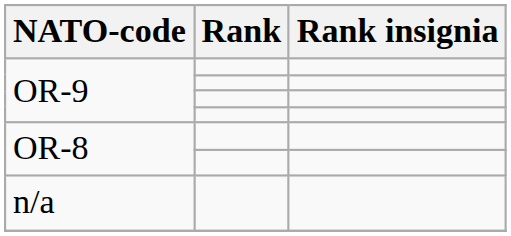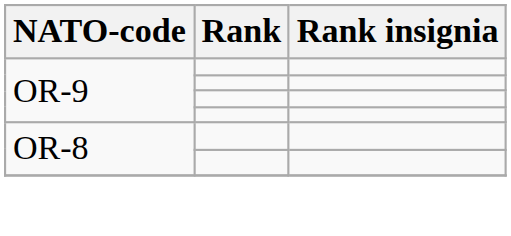- row: (34, 202)
